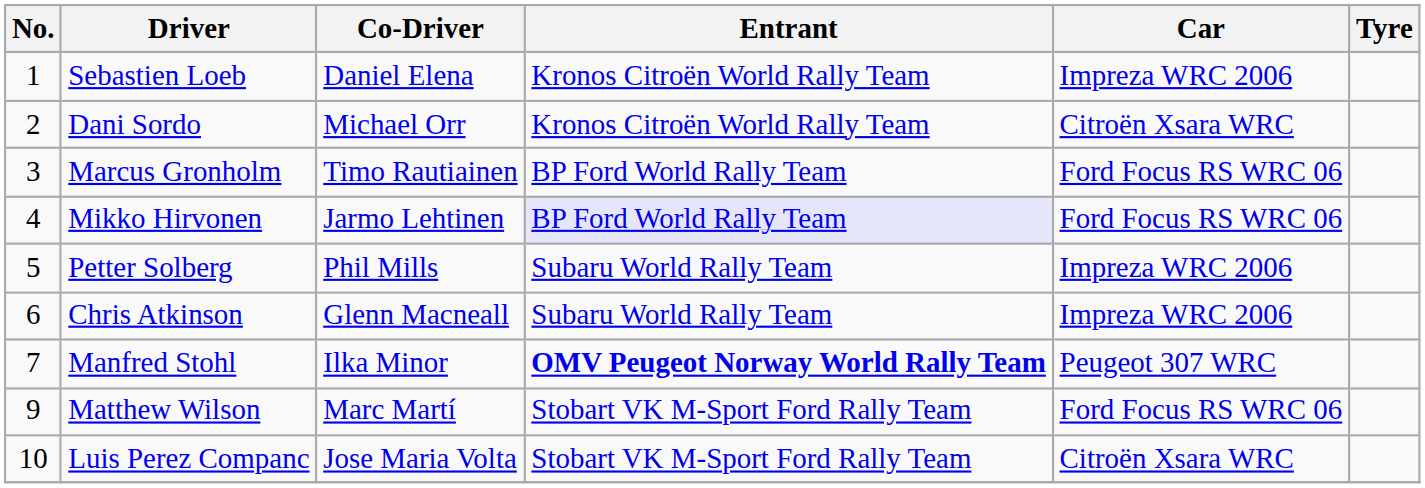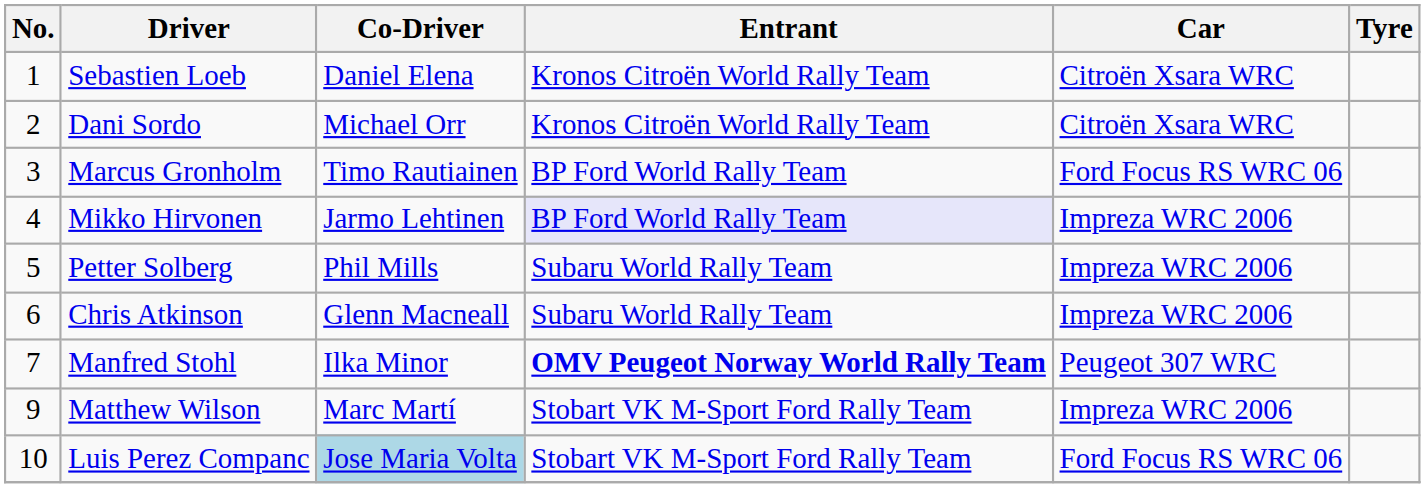(1176, 75) Impreza WRC 2006 -> (1177, 75) Citroën Xsara WRC
(1201, 219) Ford Focus RS WRC 06 -> (1176, 219) Impreza WRC 2006
(1201, 410) Ford Focus RS WRC 06 -> (1176, 410) Impreza WRC 2006
(420, 458) no background -> (420, 458) lightblue background
(1177, 458) Citroën Xsara WRC -> (1201, 458) Ford Focus RS WRC 06
